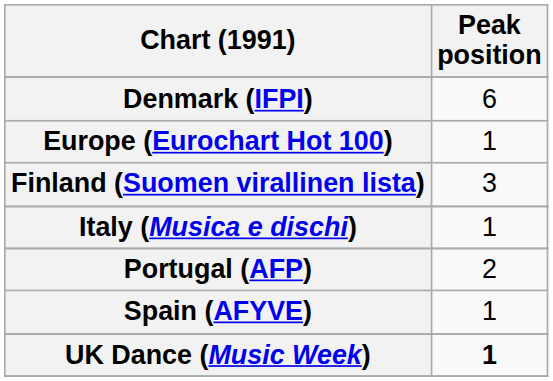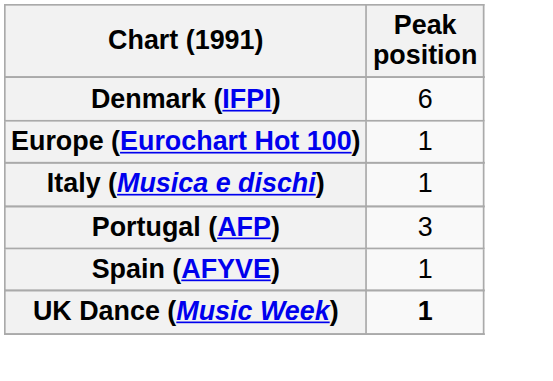- row: (218, 183)
(489, 269) 2 -> (425, 226) 3
